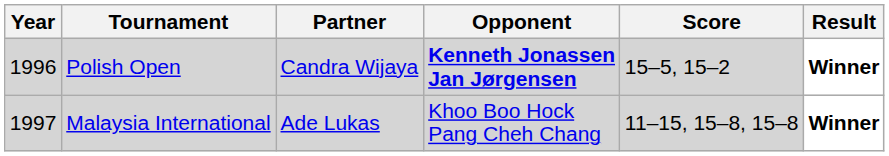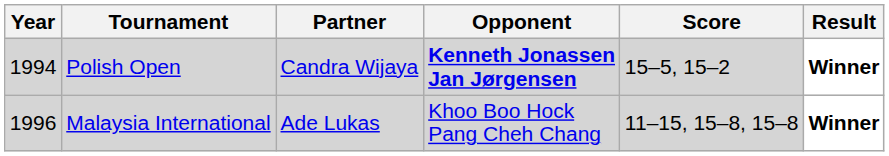(33, 67) 1996 -> (33, 67) 1994
(33, 123) 1997 -> (33, 123) 1996
